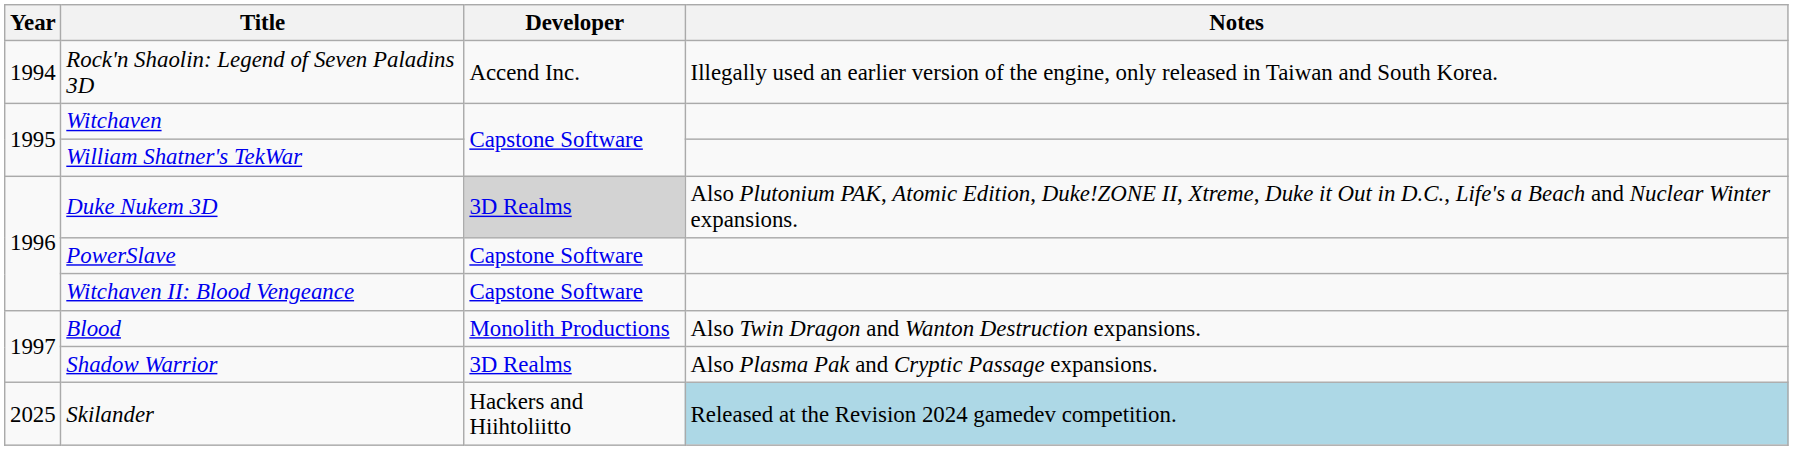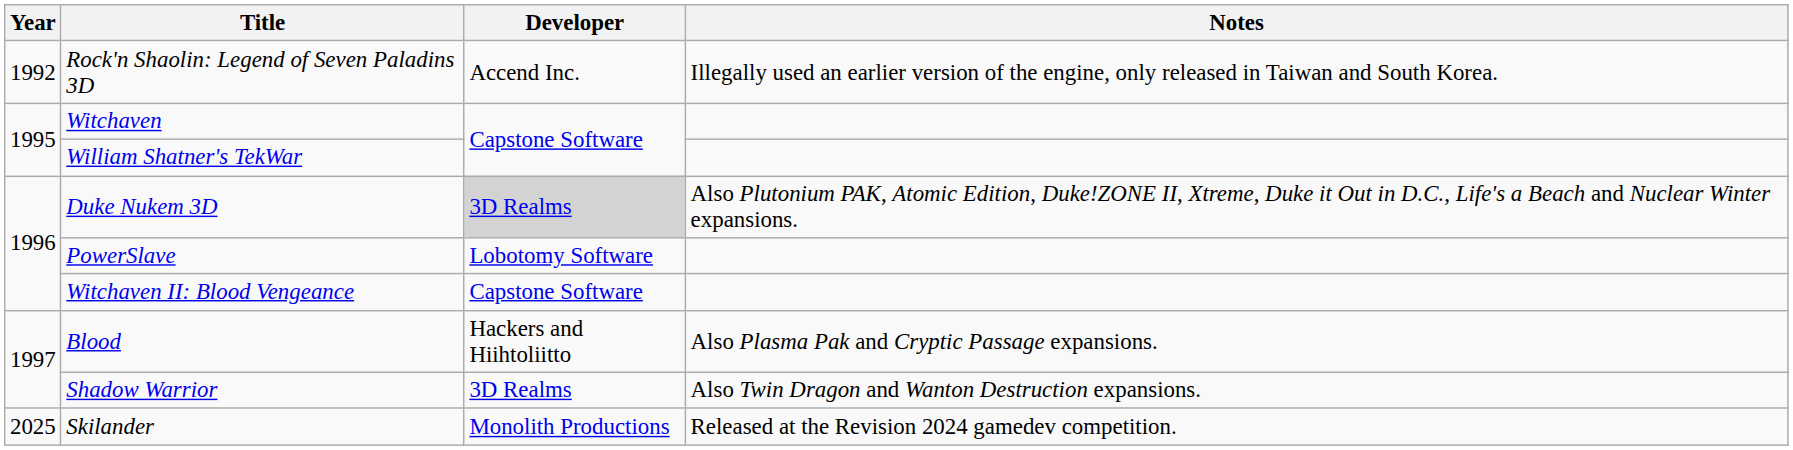(33, 71) 1994 -> (33, 71) 1992
(556, 255) Capstone Software -> (561, 255) Lobotomy Software
(569, 328) Monolith Productions -> (526, 340) Hackers and Hiihtoliitto
(946, 328) Also Twin Dragon and Wanton Destruction expansions. -> (924, 340) Also Plasma Pak and Cryptic Passage expansions.
(924, 364) Also Plasma Pak and Cryptic Passage expansions. -> (946, 390) Also Twin Dragon and Wanton Destruction expansions.
(526, 413) Hackers and Hiihtoliitto -> (569, 426) Monolith Productions
(934, 413) lightblue background -> (934, 426) no background
